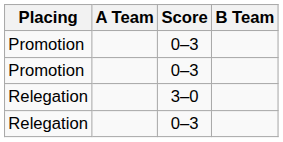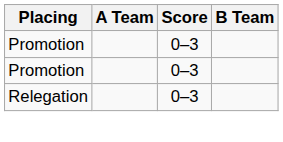- row: (48, 96)
